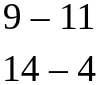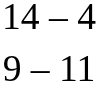rows swapped: (49, 68) <-> (49, 16)
